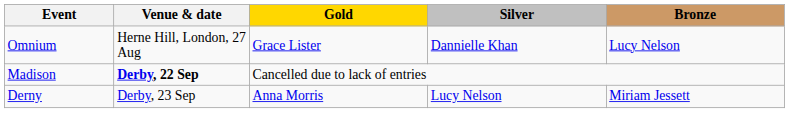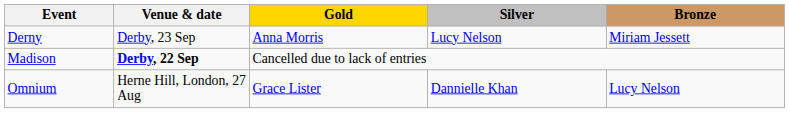rows swapped: (25, 96) <-> (32, 44)
